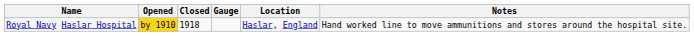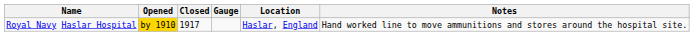(190, 25) 1918 -> (190, 25) 1917
